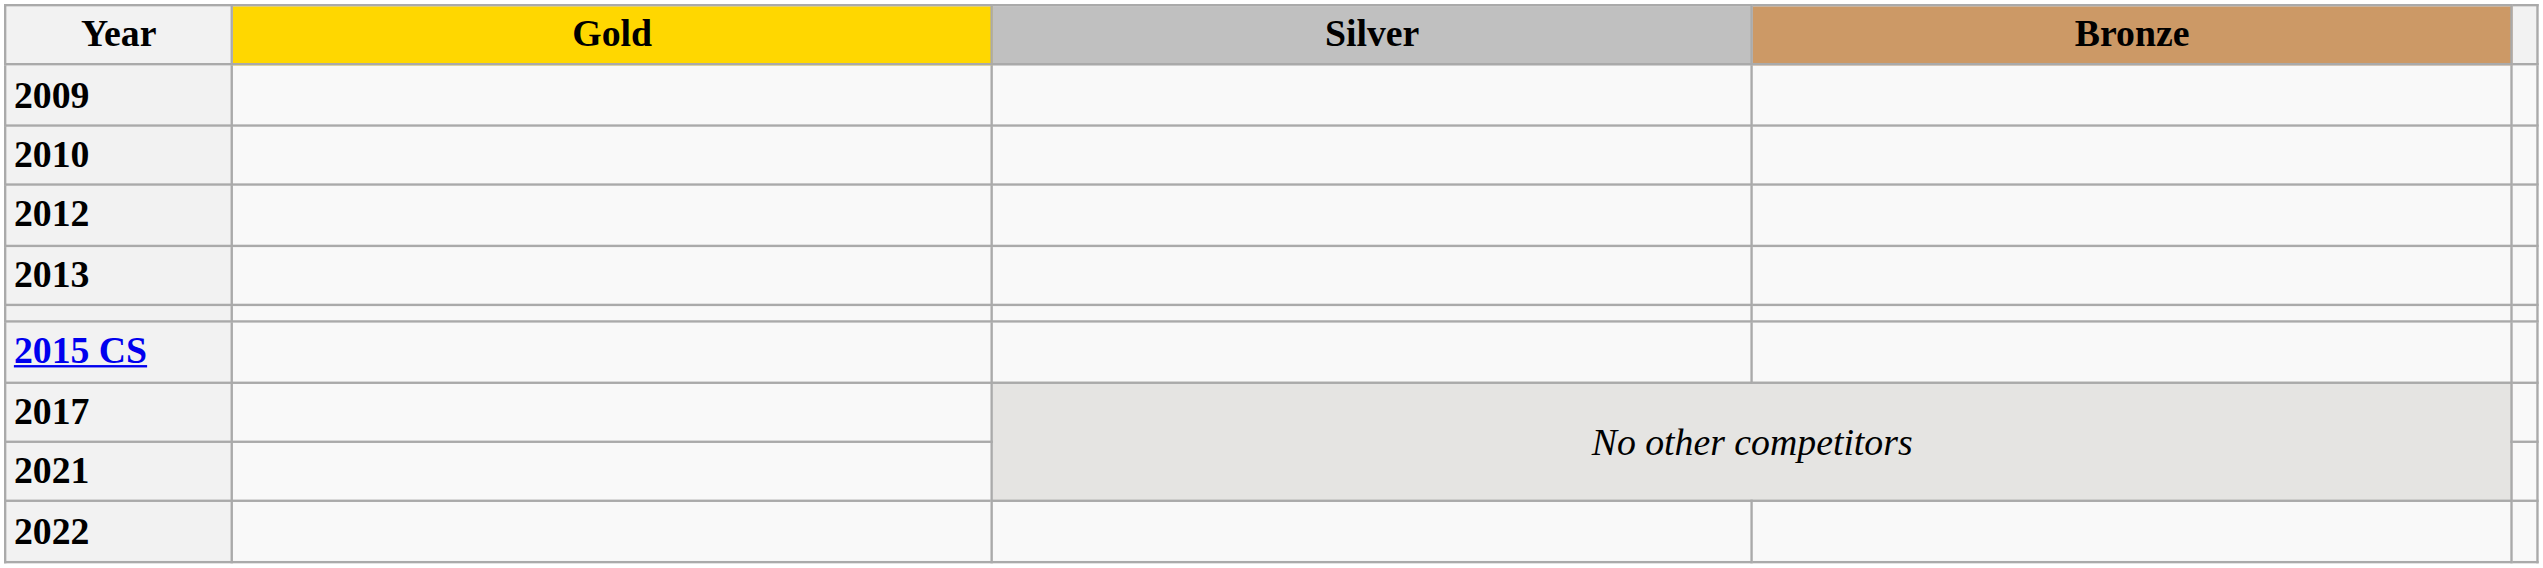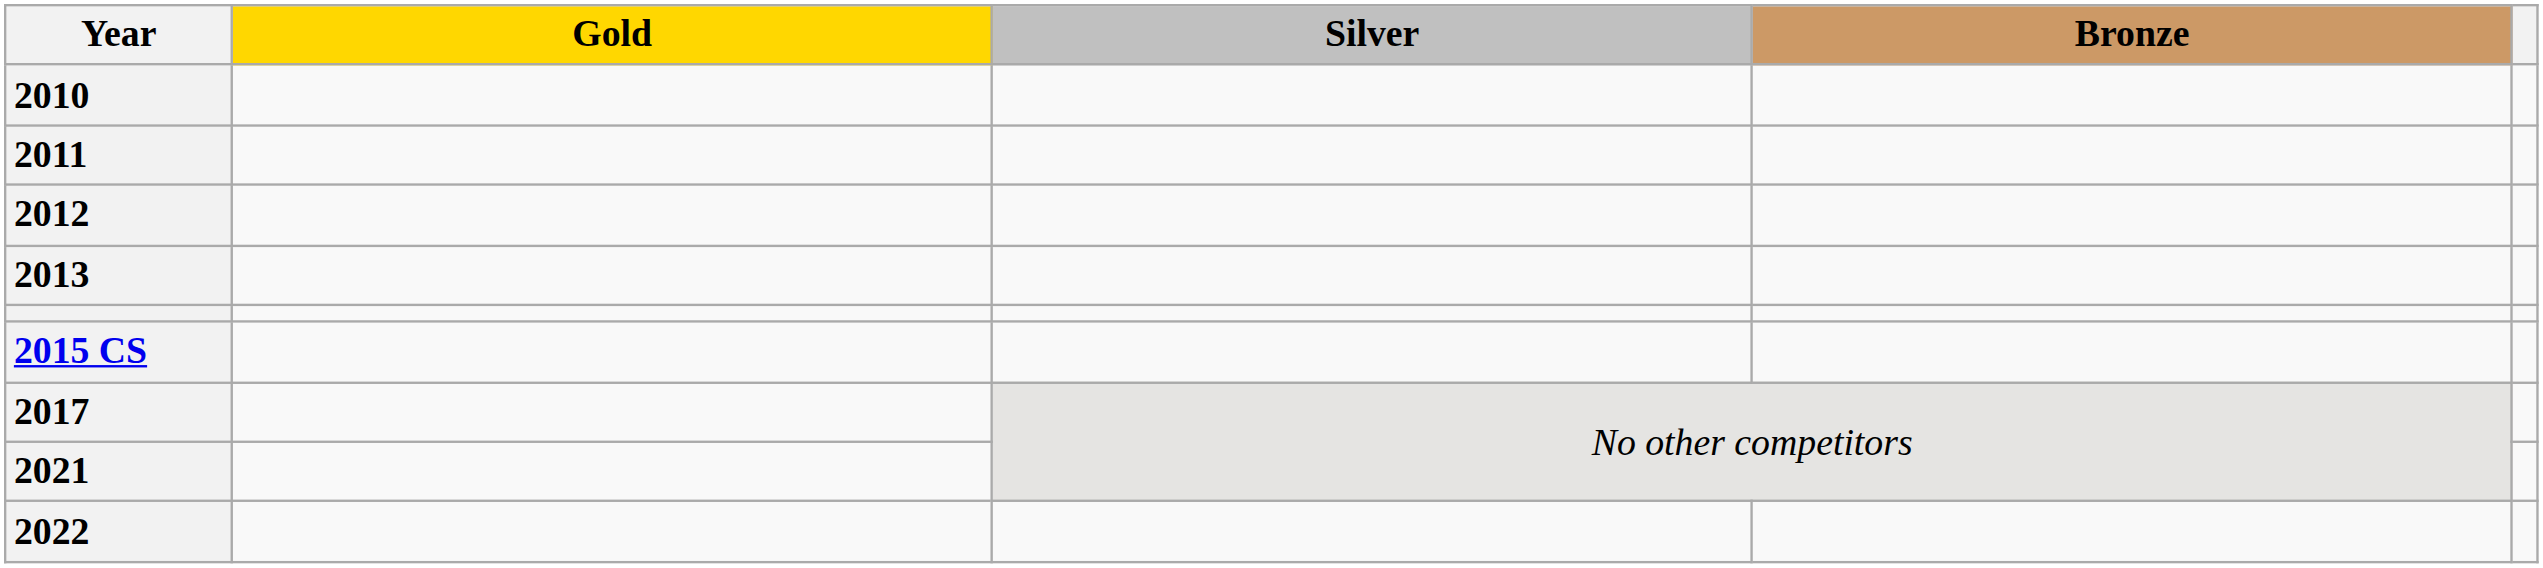- row: (52, 94)
+ row: (51, 154)
